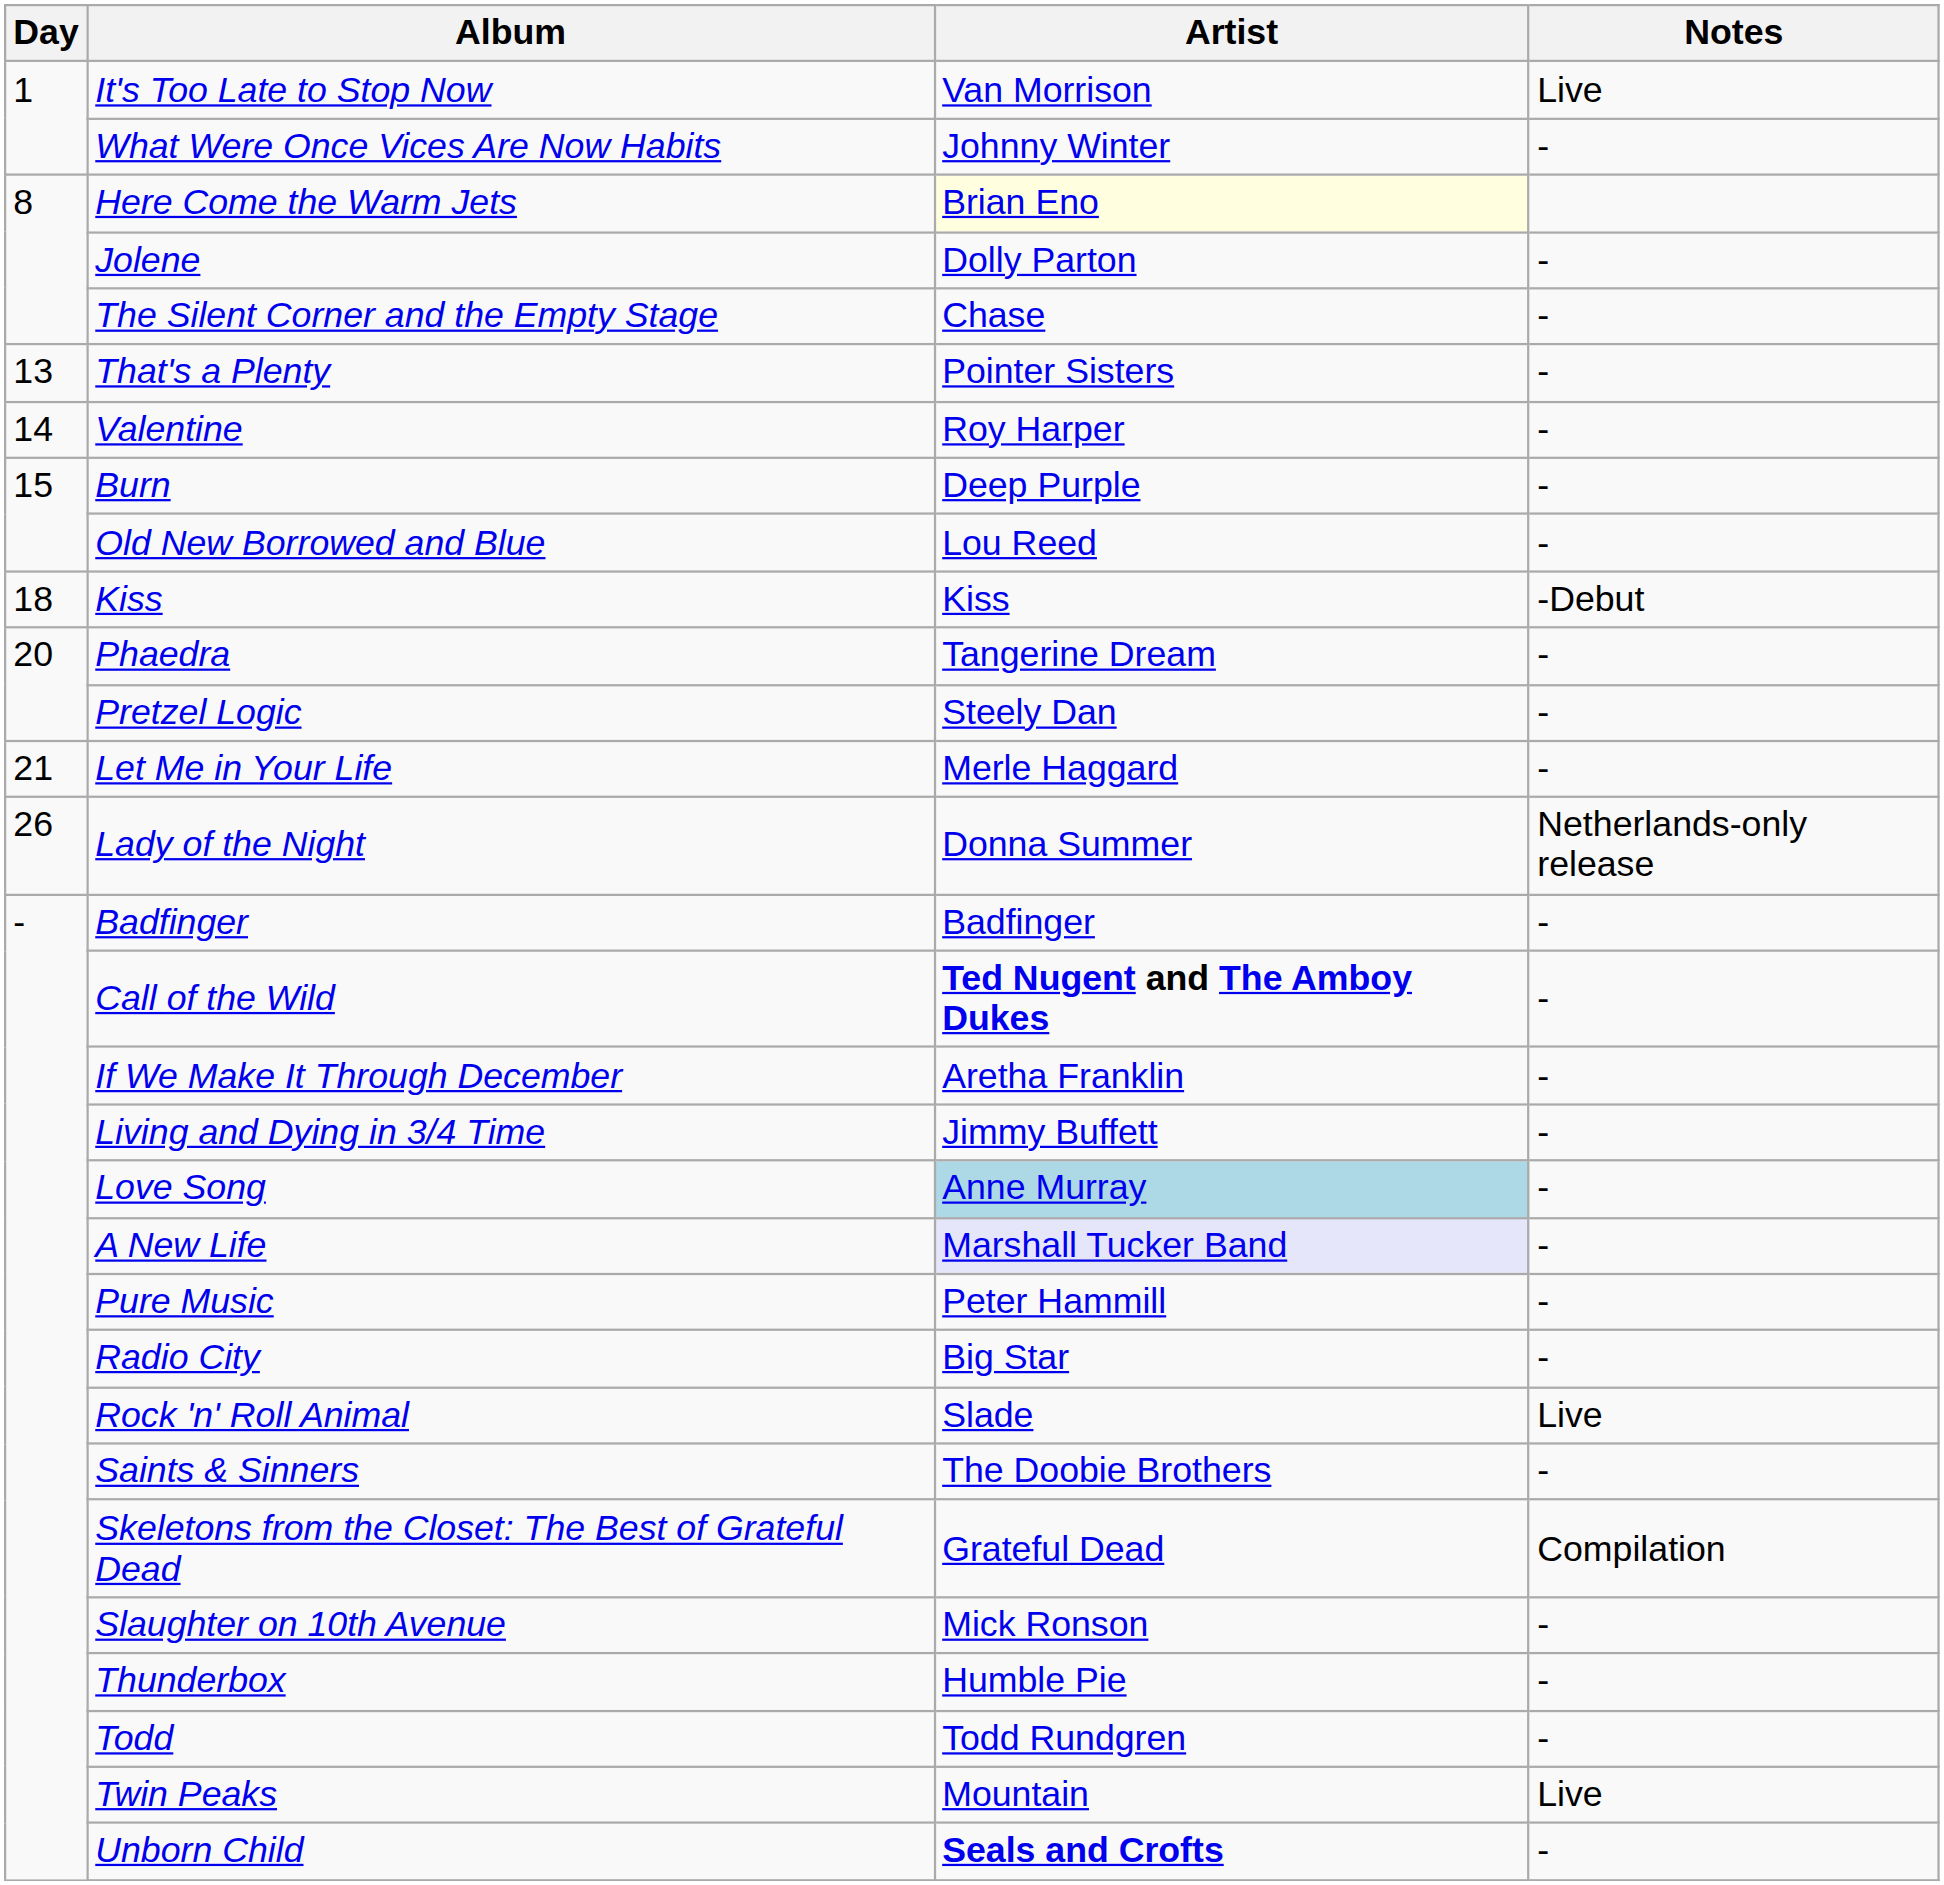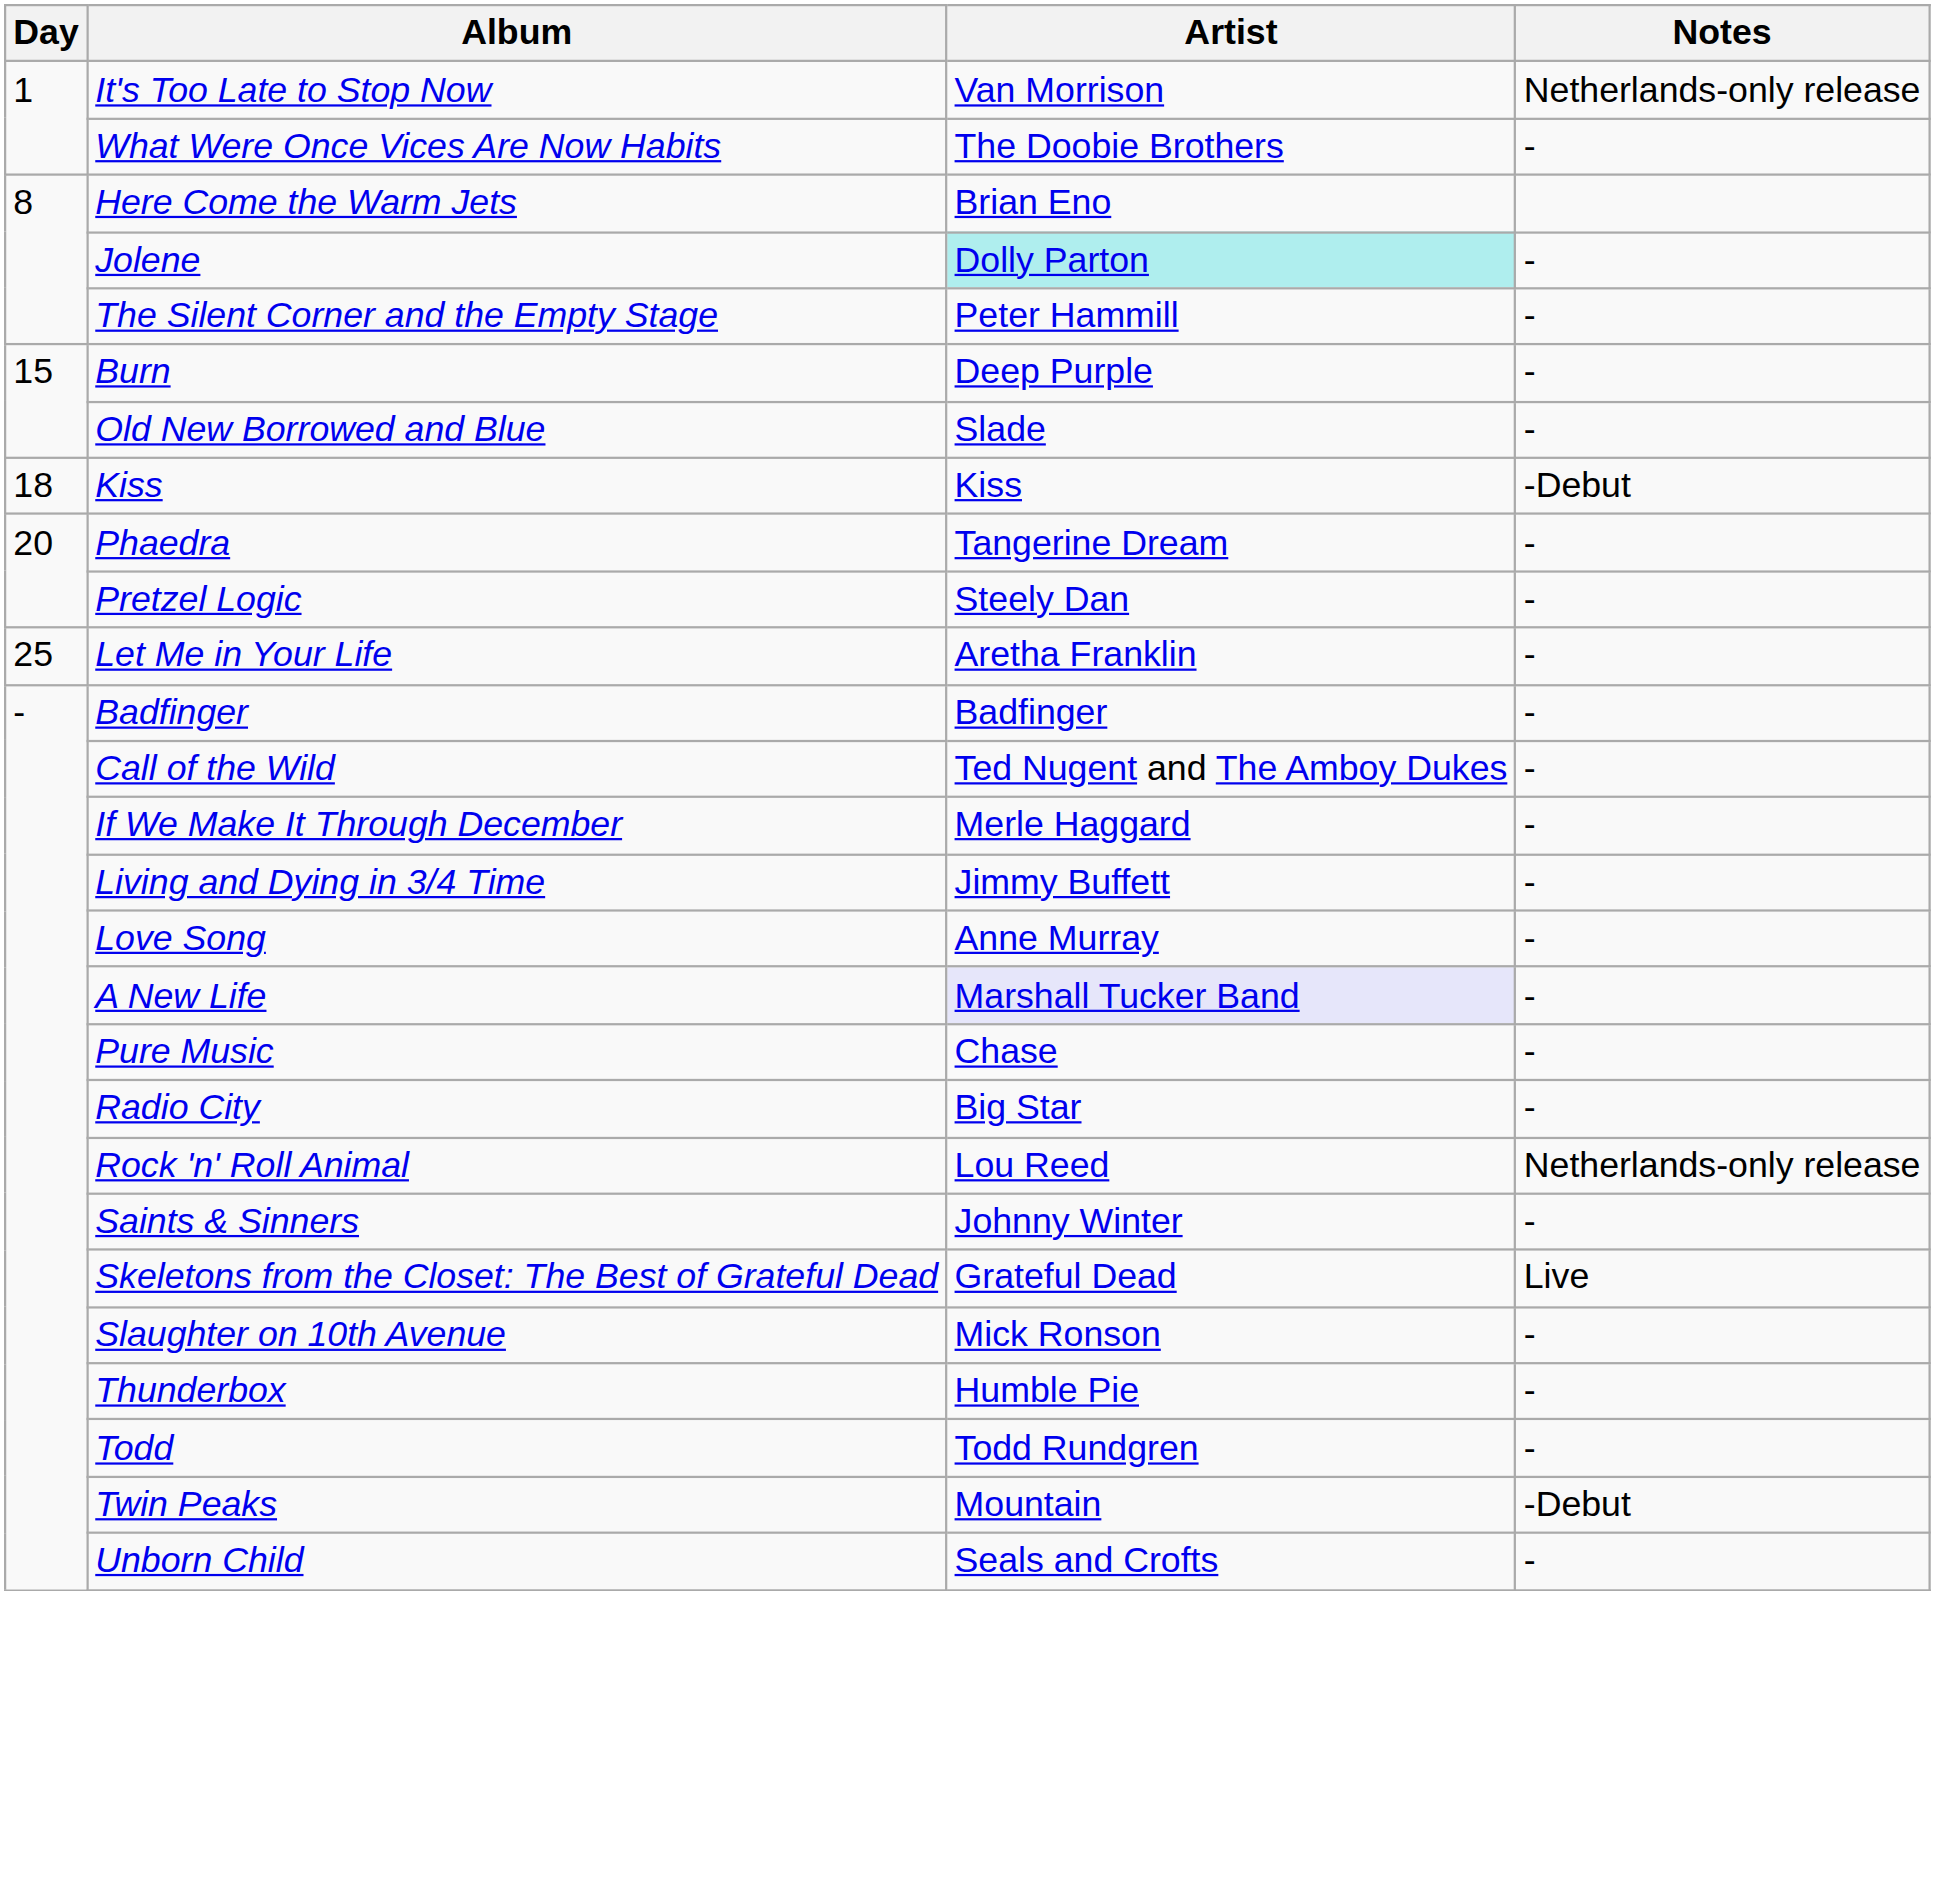(1570, 89) Live -> (1722, 89) Netherlands-only release
(1056, 145) Johnny Winter -> (1119, 145) The Doobie Brothers
(1021, 202) lightyellow background -> (1033, 202) no background
(1039, 259) no background -> (1052, 259) paleturquoise background
(994, 315) Chase -> (1067, 315) Peter Hammill
- row: (213, 372)
- row: (169, 428)
(1020, 542) Lou Reed -> (1000, 428) Slade
(33, 768) 21 -> (33, 655) 25
(1060, 768) Merle Haggard -> (1076, 655) Aretha Franklin
- row: (230, 845)
(1177, 998) bold -> (1231, 768) normal
(1063, 1075) Aretha Franklin -> (1073, 825) Merle Haggard
(1044, 1188) lightblue background -> (1057, 938) no background
(1054, 1301) Peter Hammill -> (1006, 1051) Chase
(988, 1414) Slade -> (1032, 1164) Lou Reed
(1570, 1414) Live -> (1722, 1164) Netherlands-only release
(1107, 1471) The Doobie Brothers -> (1069, 1221) Johnny Winter
(1631, 1547) Compilation -> (1557, 1277) Live
(1570, 1794) Live -> (1577, 1504) -Debut
(1083, 1850) bold -> (1086, 1560) normal
